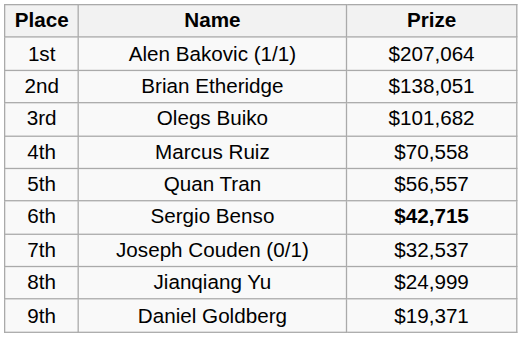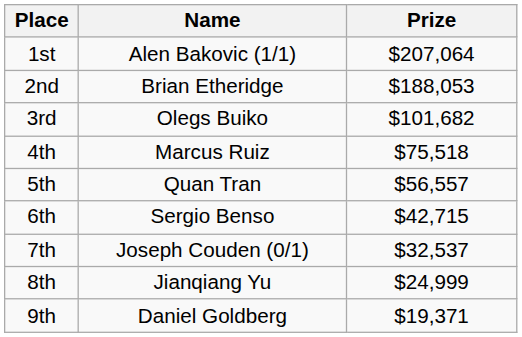(432, 86) $138,051 -> (432, 86) $188,053
(432, 151) $70,558 -> (432, 151) $75,518
(432, 217) bold -> (432, 217) normal
